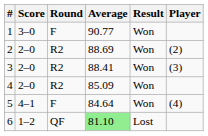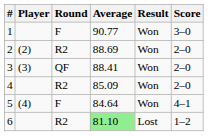columns swapped: (185, 13) <-> (31, 13)
(57, 67) R2 -> (62, 67) QF
(57, 121) QF -> (61, 121) R2
